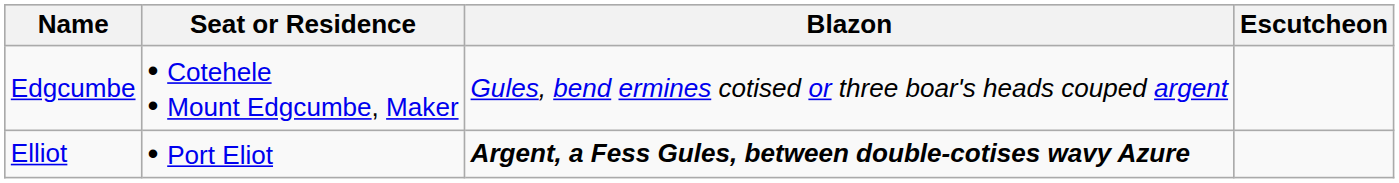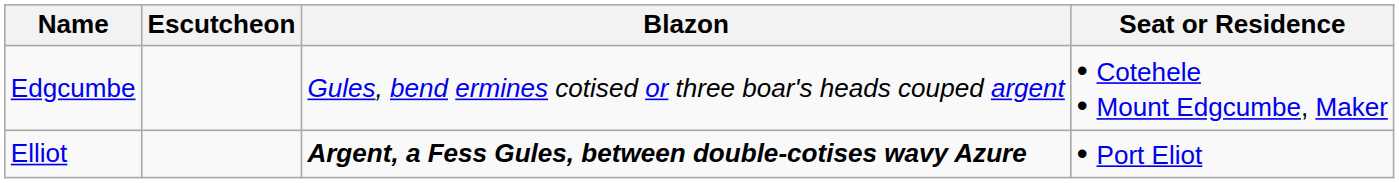columns swapped: (1314, 25) <-> (303, 25)
